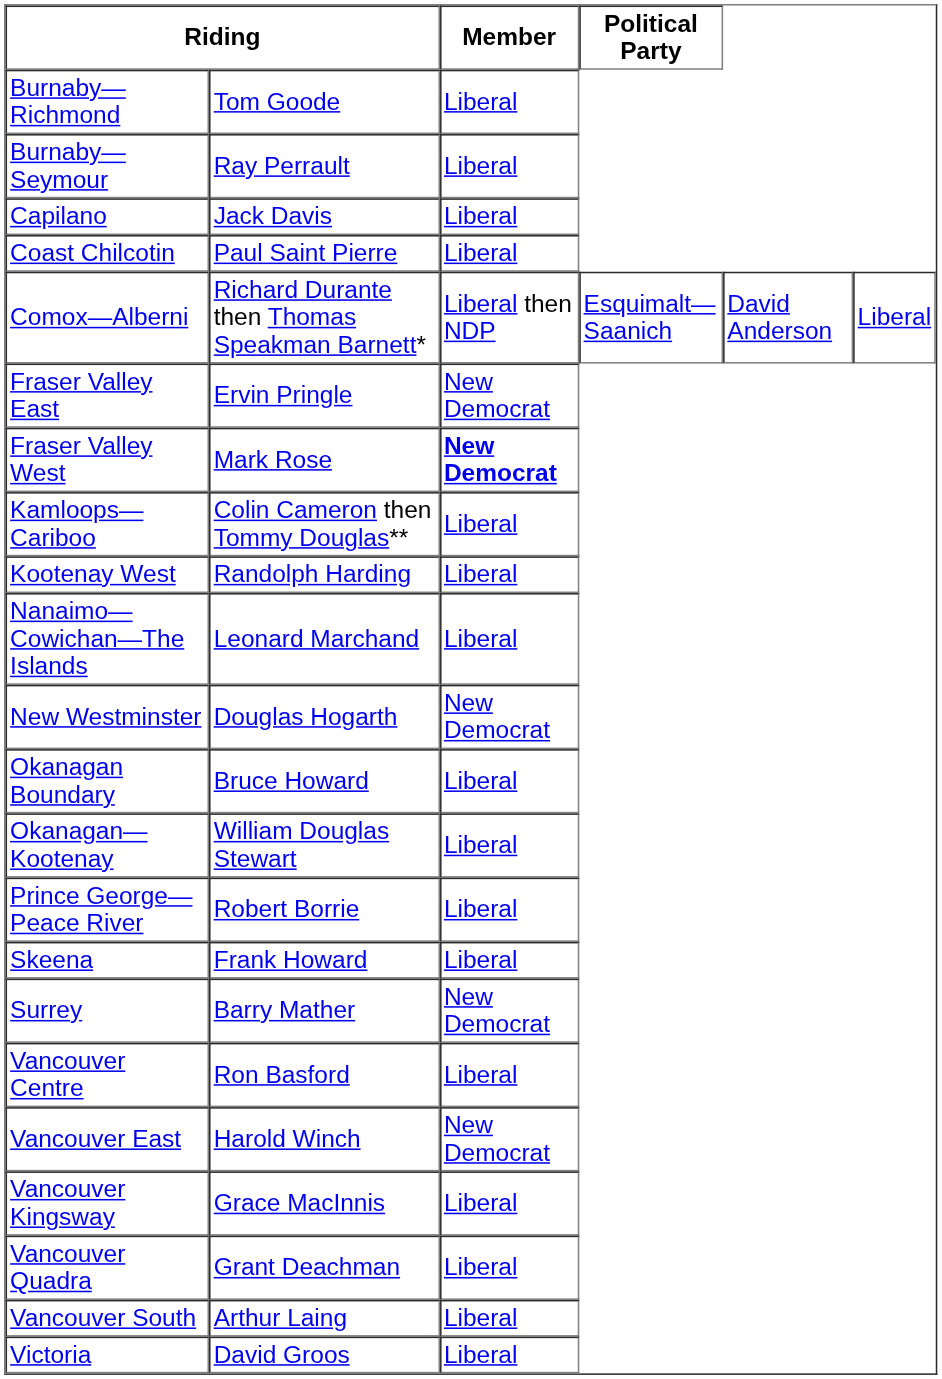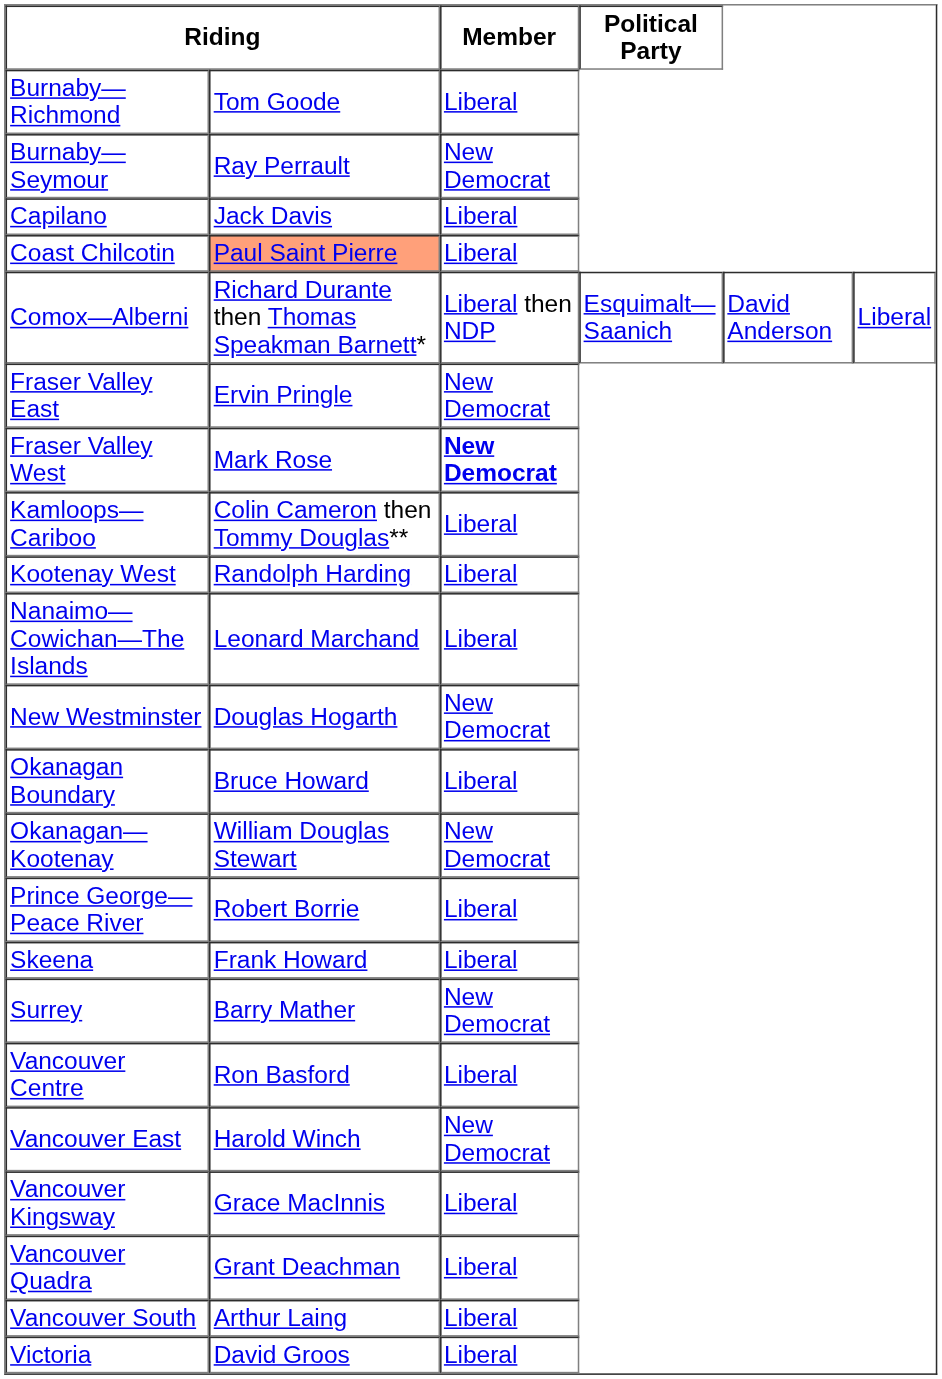(481, 165) Liberal -> (497, 165) New Democrat
(306, 253) no background -> (306, 253) lightsalmon background
(481, 845) Liberal -> (497, 845) New Democrat
